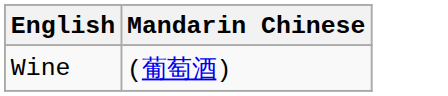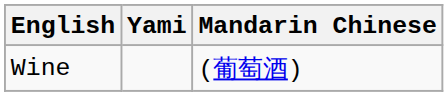+ column: (157, 25)
